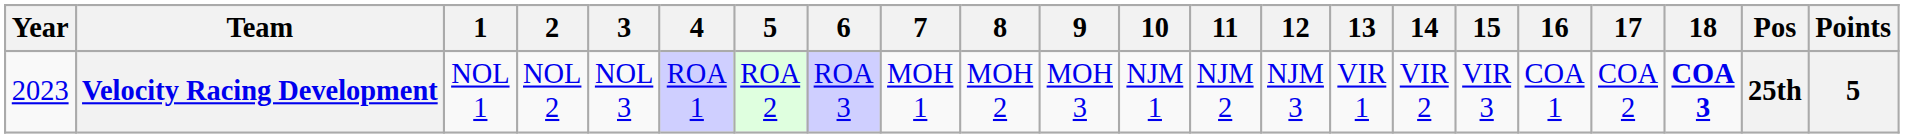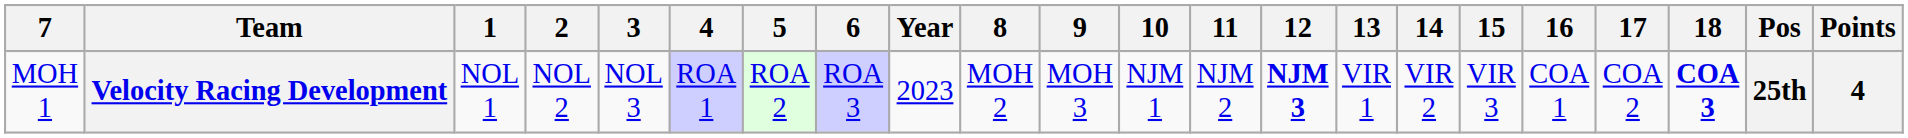columns swapped: (40, 27) <-> (920, 27)
(1295, 91) normal -> (1298, 91) bold
(1853, 91) 5 -> (1858, 91) 4
